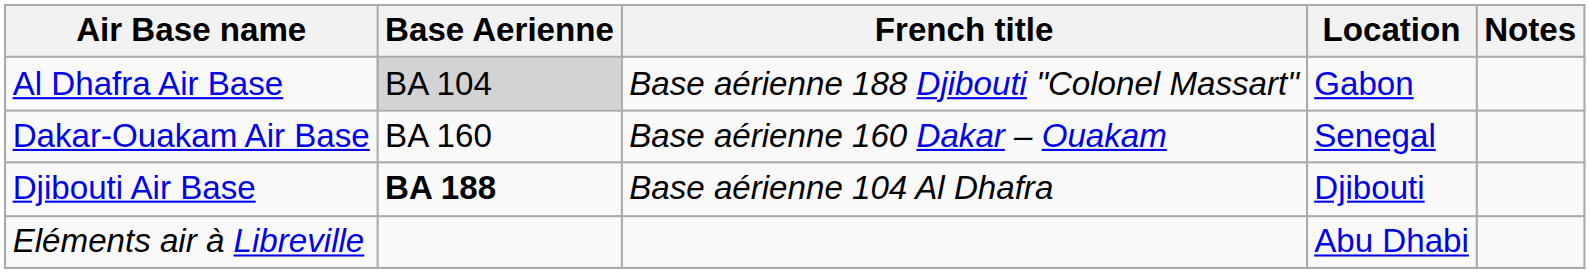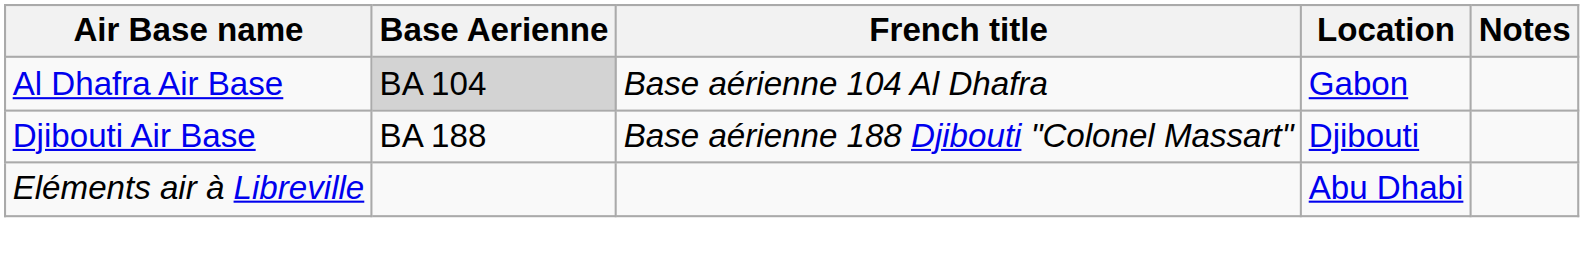(964, 83) Base aérienne 188 Djibouti "Colonel Massart" -> (836, 83) Base aérienne 104 Al Dhafra
- row: (191, 135)
(441, 188) bold -> (433, 135) normal
(841, 188) Base aérienne 104 Al Dhafra -> (959, 135) Base aérienne 188 Djibouti "Colonel Massart"
